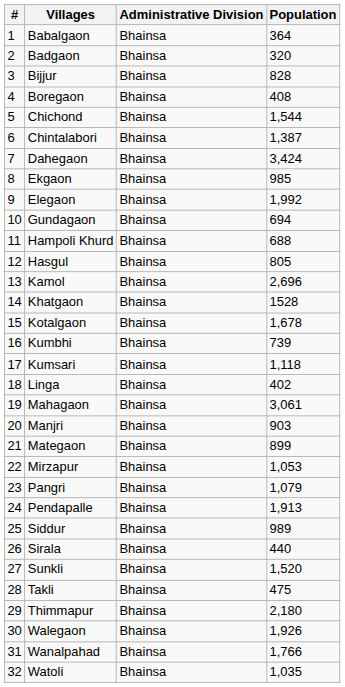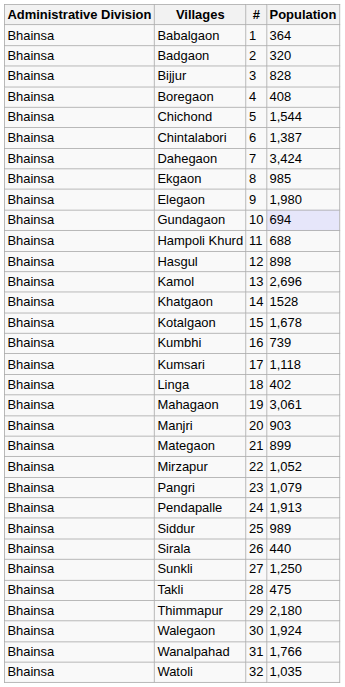columns swapped: (15, 14) <-> (191, 14)
(286, 199) 1,992 -> (286, 199) 1,980
(280, 220) no background -> (280, 220) lavender background
(280, 261) 805 -> (280, 261) 898
(286, 466) 1,053 -> (286, 466) 1,052
(286, 569) 1,520 -> (286, 569) 1,250
(286, 631) 1,926 -> (286, 631) 1,924
